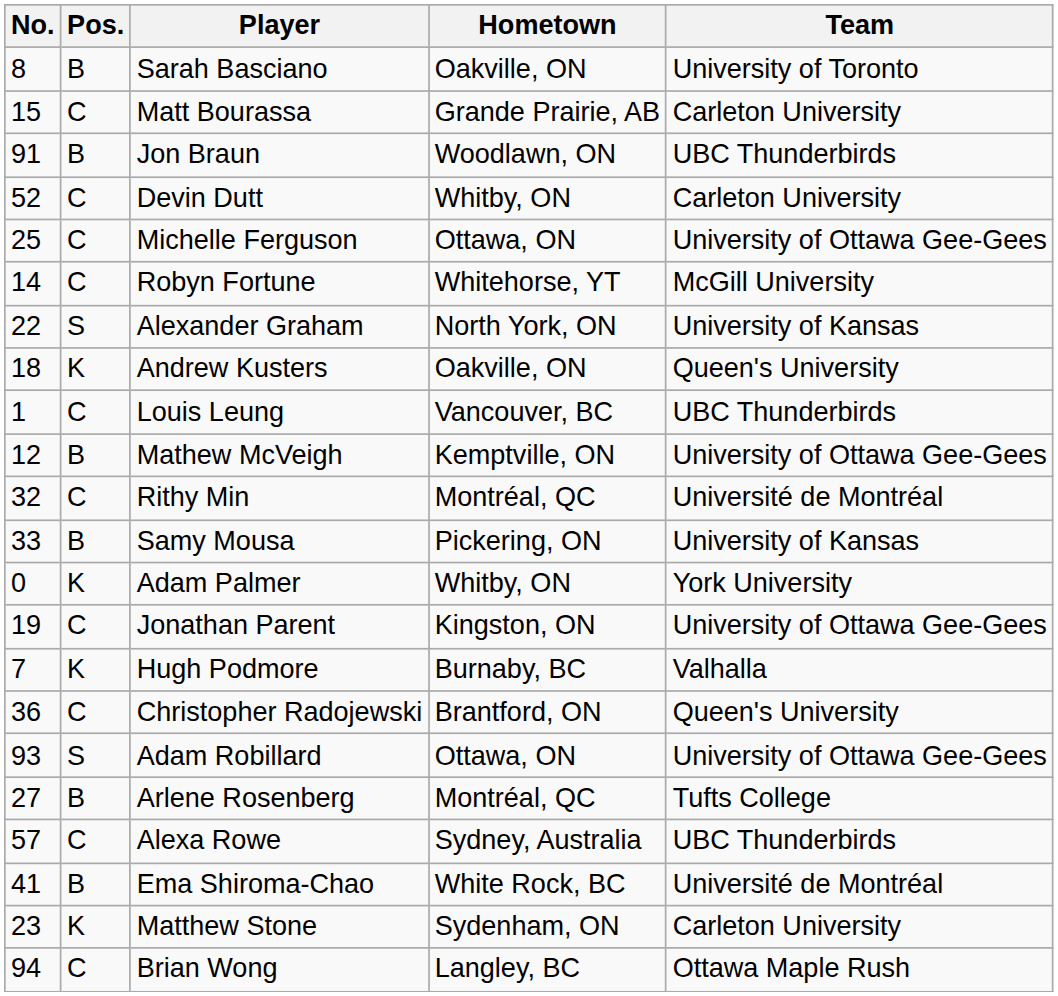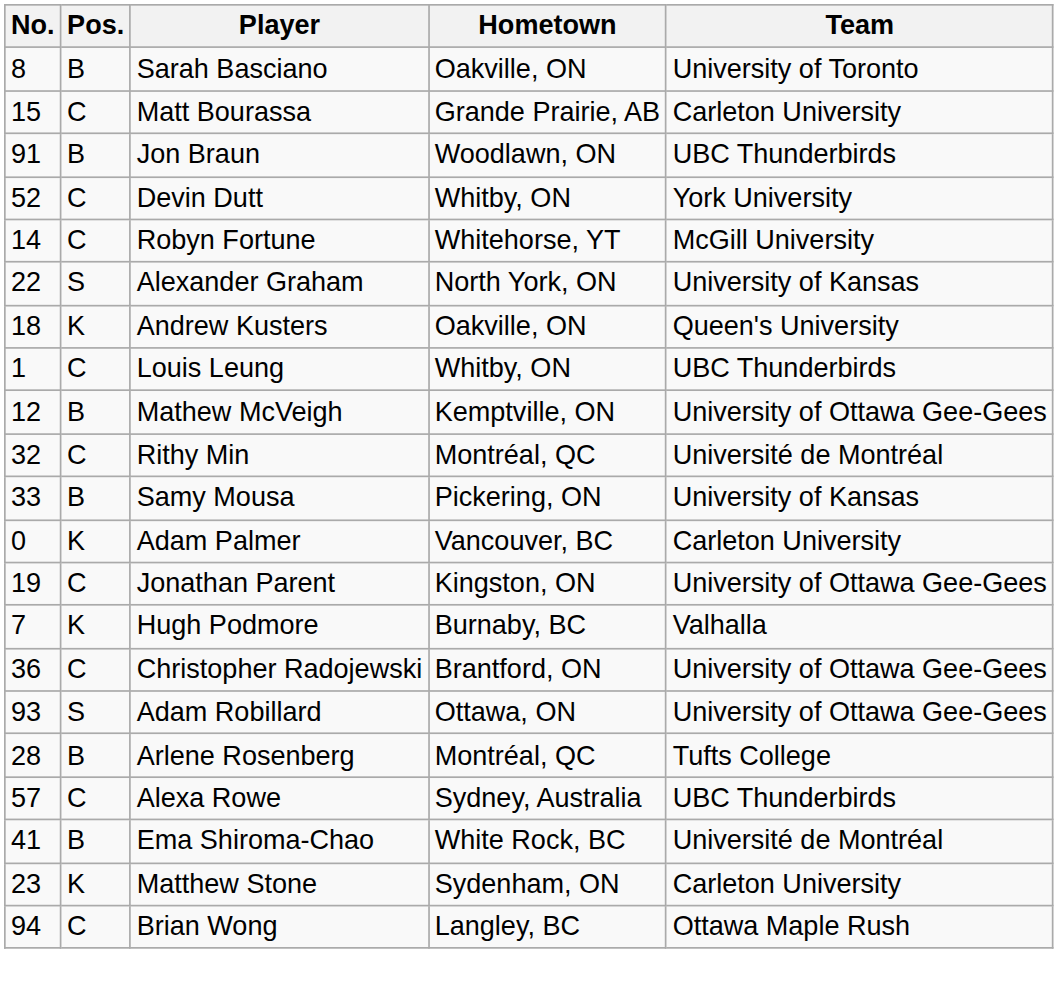(787, 197) Carleton University -> (762, 197) York University
- row: (247, 240)
(524, 411) Vancouver, BC -> (503, 369) Whitby, ON
(503, 583) Whitby, ON -> (524, 540) Vancouver, BC
(762, 583) York University -> (787, 540) Carleton University
(786, 712) Queen's University -> (860, 669) University of Ottawa Gee-Gees
(26, 797) 27 -> (26, 754) 28
